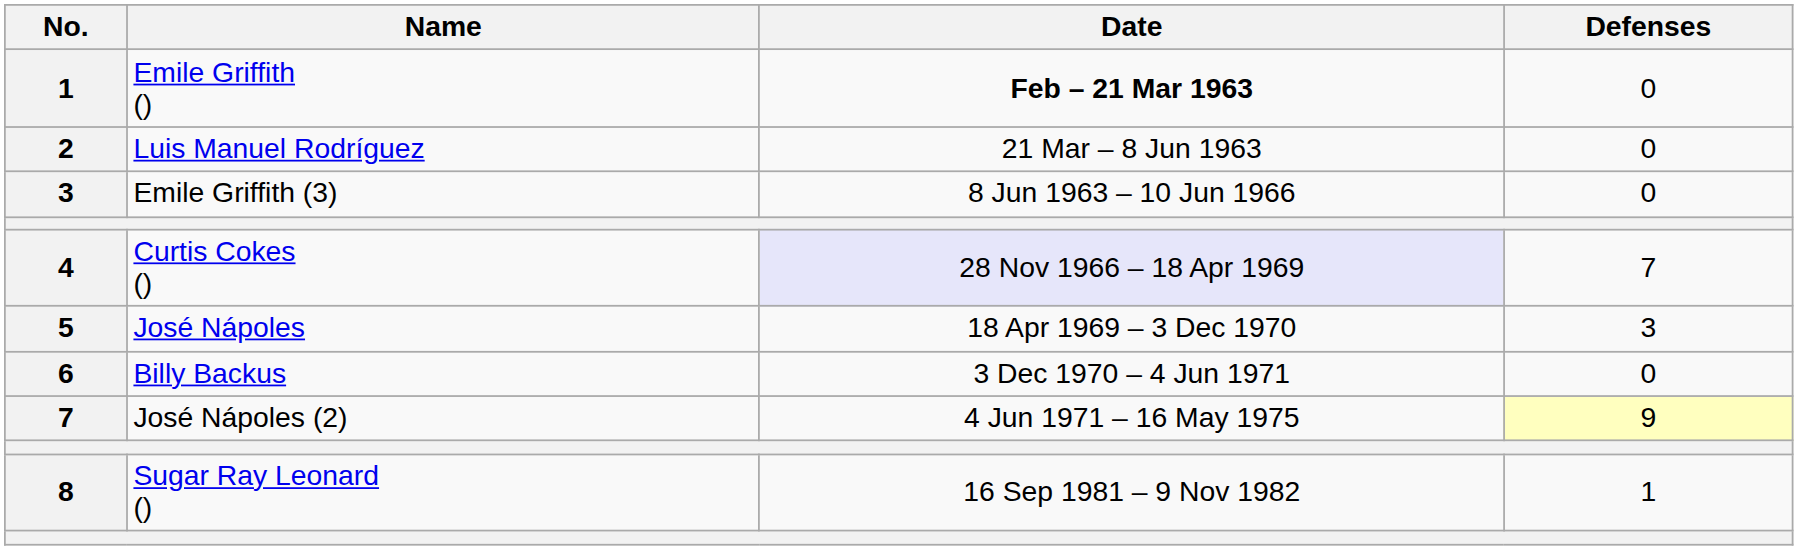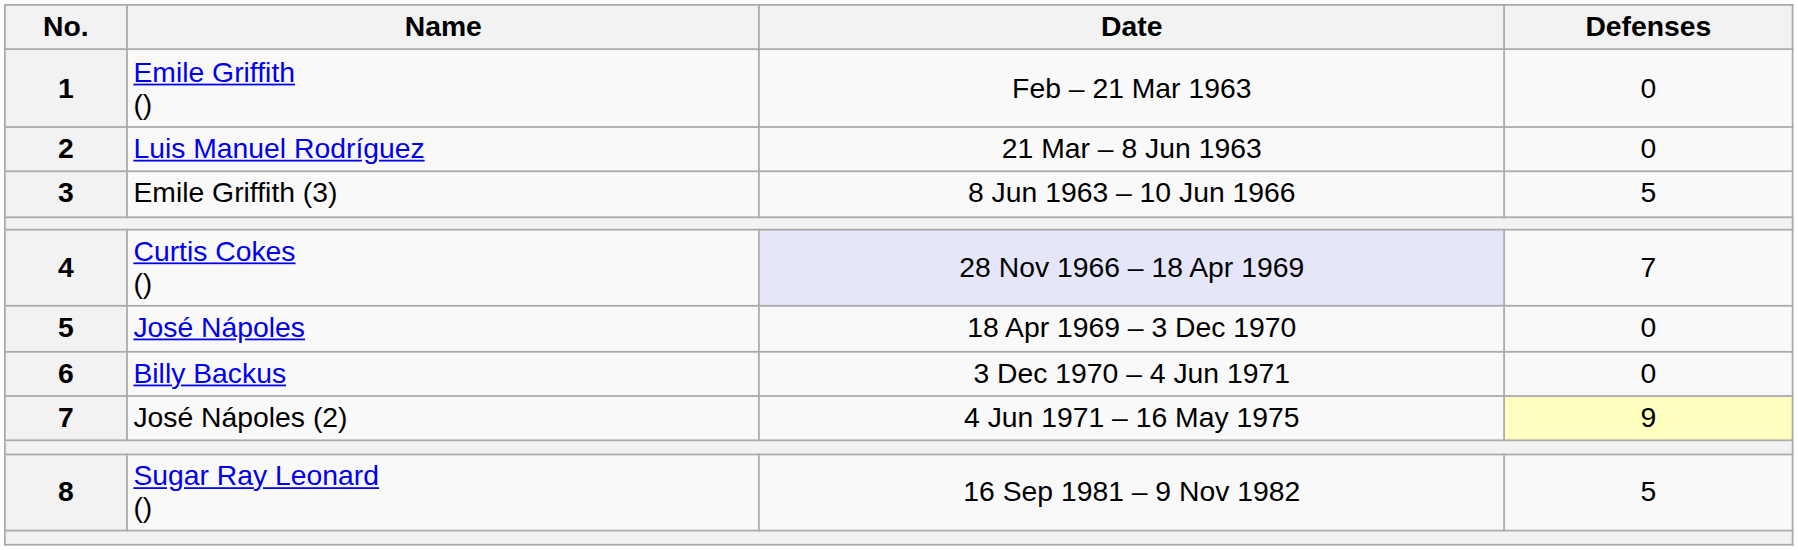(1132, 87) bold -> (1132, 87) normal
(1648, 193) 0 -> (1648, 193) 5
(1648, 328) 3 -> (1648, 328) 0
(1648, 492) 1 -> (1648, 492) 5
